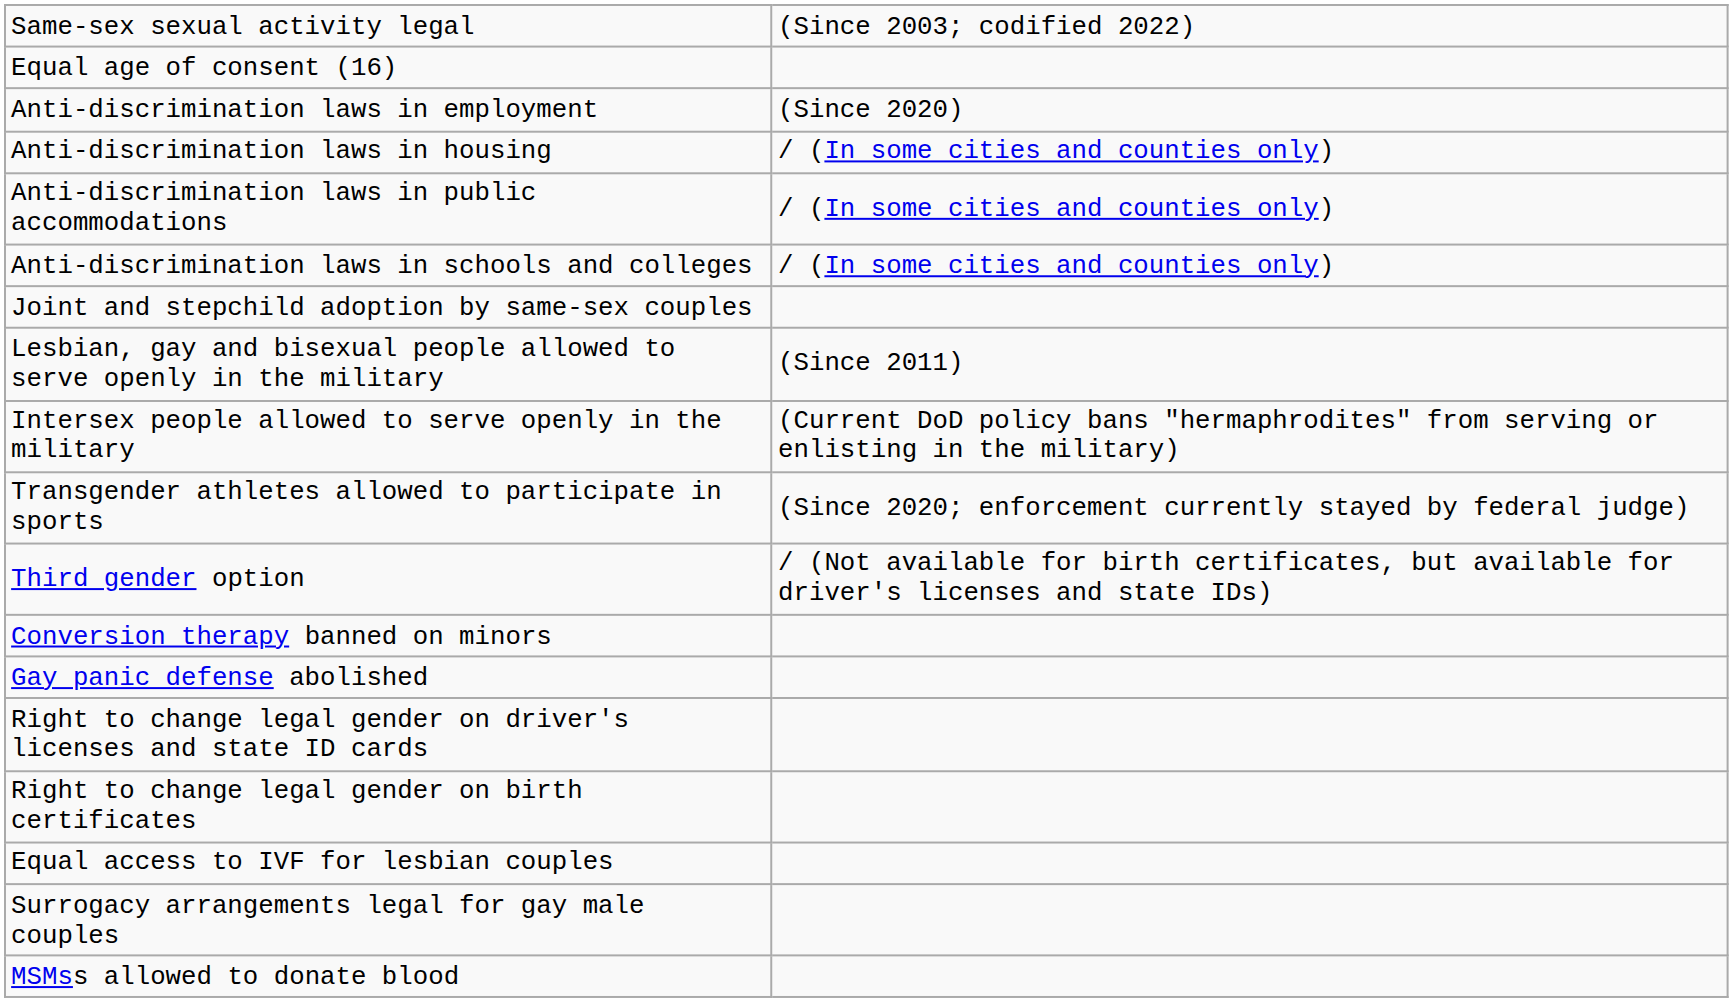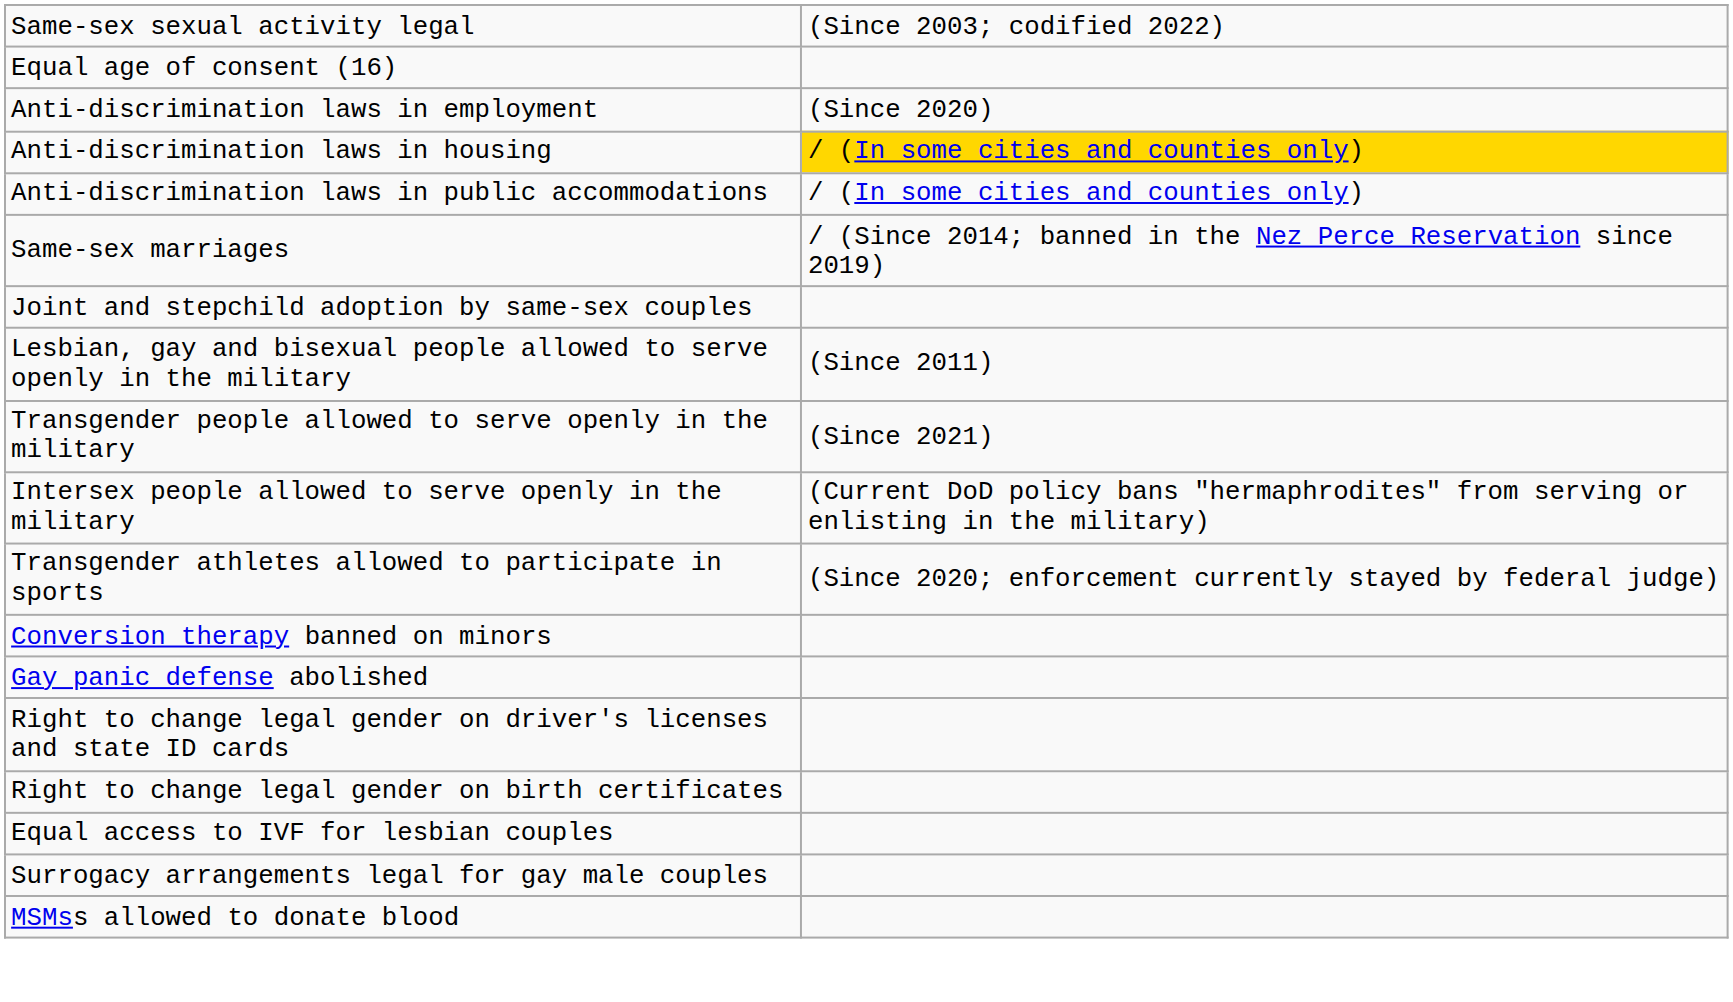(1056, 152) no background -> (1086, 152) gold background
- row: (382, 265)
+ row: (150, 251)
+ row: (390, 436)
- row: (158, 579)
